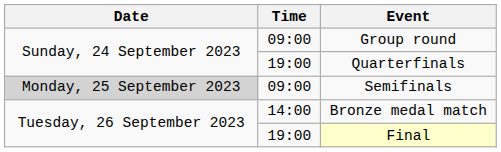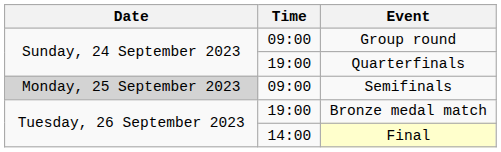(289, 111) 14:00 -> (289, 111) 19:00
(289, 135) 19:00 -> (289, 135) 14:00
